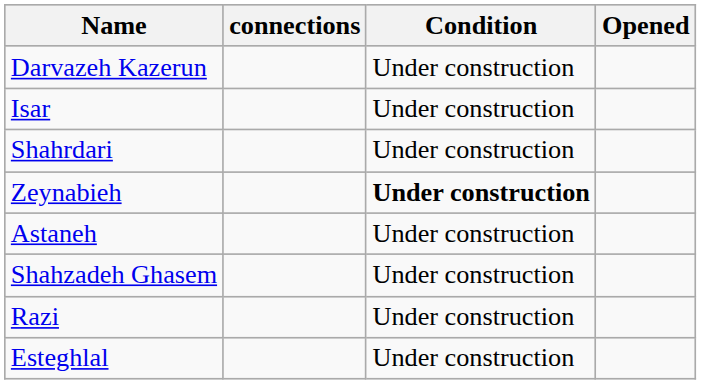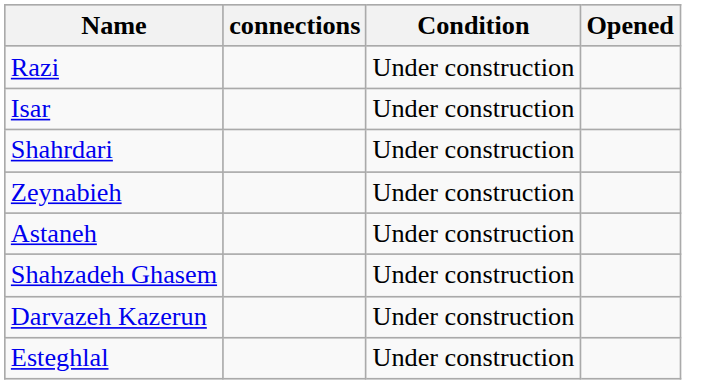rows swapped: (35, 316) <-> (109, 66)
(481, 191) bold -> (473, 191) normal
